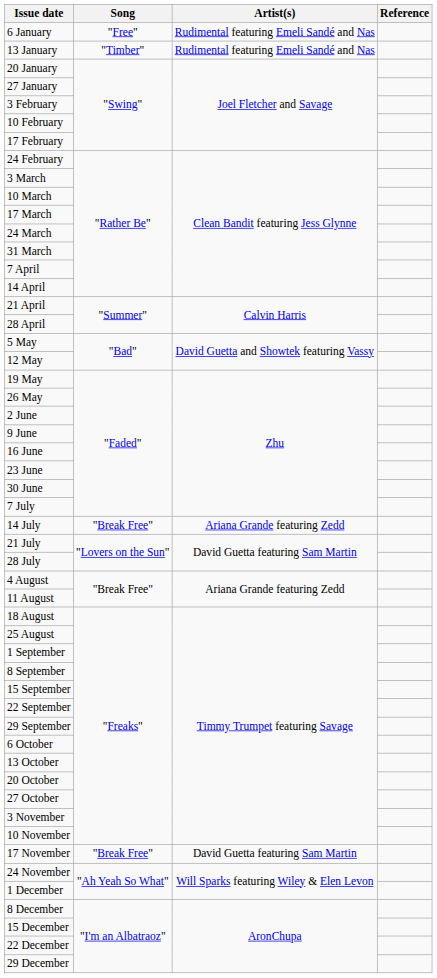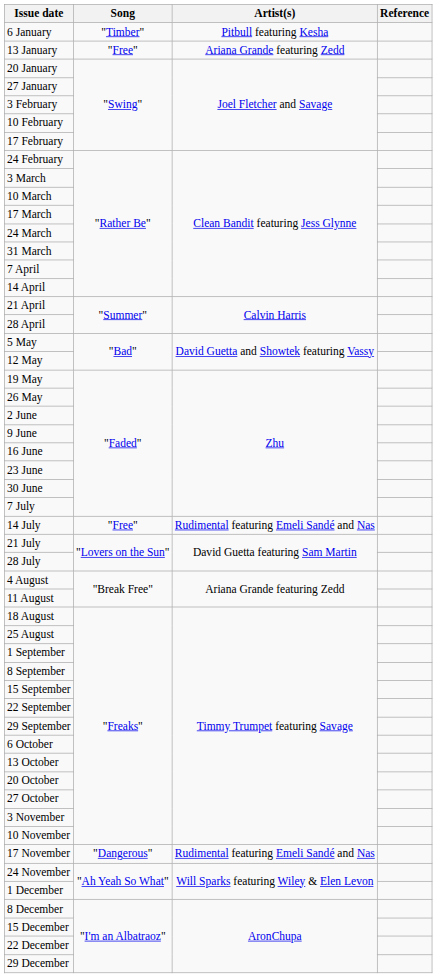(123, 31) "Free" -> (123, 31) "Timber"
(275, 31) Rudimental featuring Emeli Sandé and Nas -> (275, 31) Pitbull featuring Kesha
(123, 50) "Timber" -> (123, 50) "Free"
(275, 50) Rudimental featuring Emeli Sandé and Nas -> (275, 50) Ariana Grande featuring Zedd
(123, 525) "Break Free" -> (123, 525) "Free"
(275, 525) Ariana Grande featuring Zedd -> (275, 525) Rudimental featuring Emeli Sandé and Nas
(123, 854) "Break Free" -> (123, 854) "Dangerous"
(275, 854) David Guetta featuring Sam Martin -> (275, 854) Rudimental featuring Emeli Sandé and Nas
